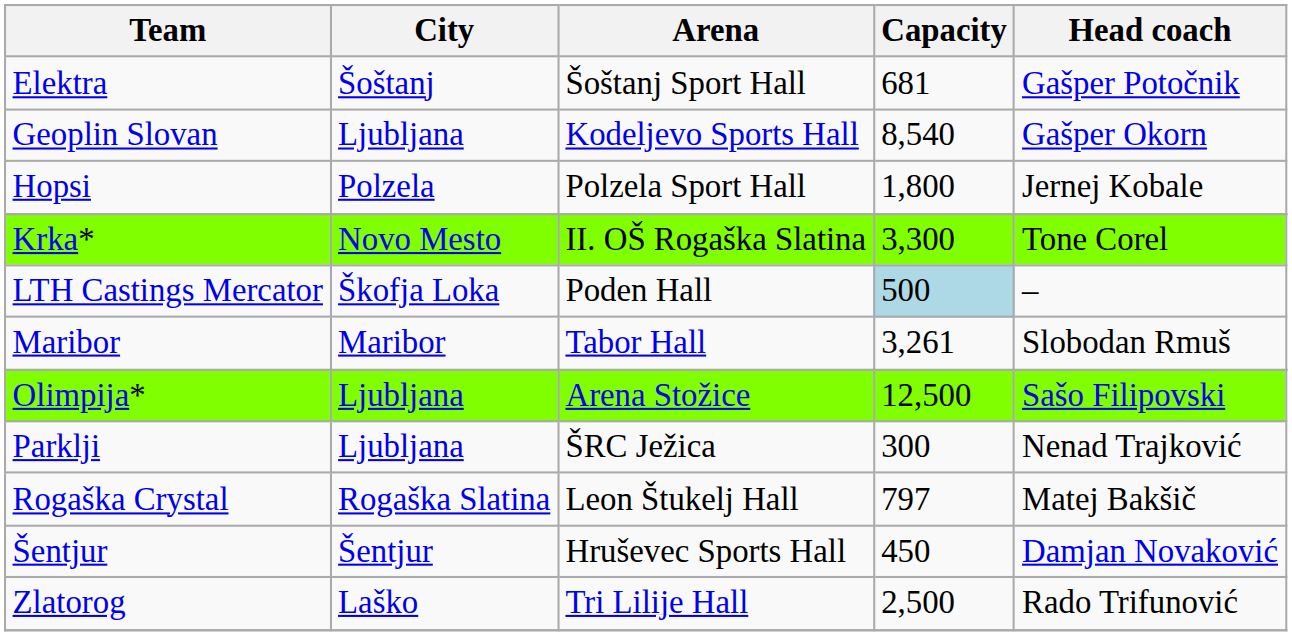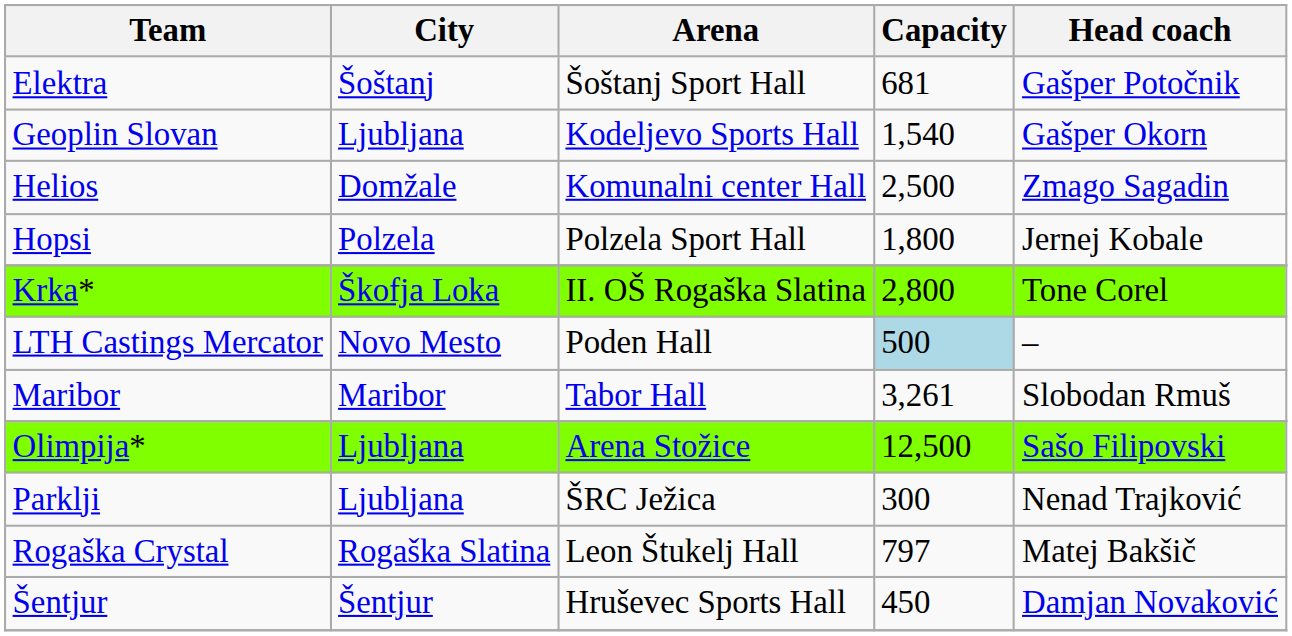(918, 134) 8,540 -> (918, 134) 1,540
+ row: (55, 186)
(420, 238) Novo Mesto -> (419, 290) Škofja Loka
(918, 238) 3,300 -> (918, 290) 2,800
(419, 290) Škofja Loka -> (420, 342) Novo Mesto
- row: (69, 602)
